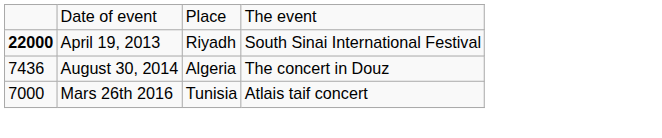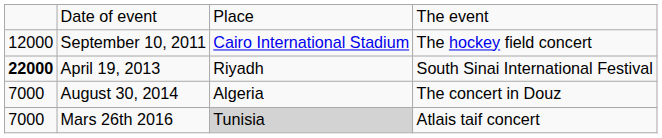+ row: (133, 42)
(26, 68) 7436 -> (26, 94) 7000
(212, 94) no background -> (239, 119) lightgrey background
